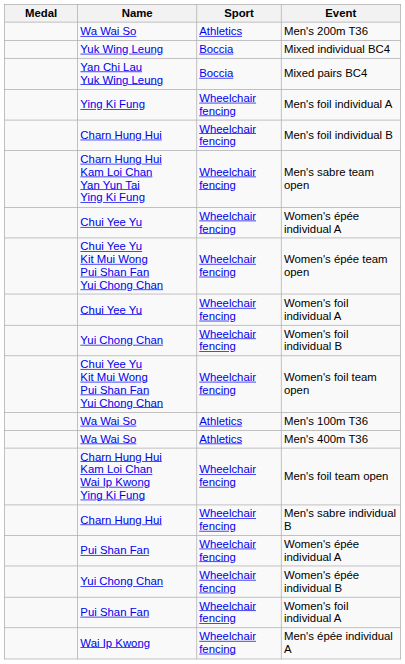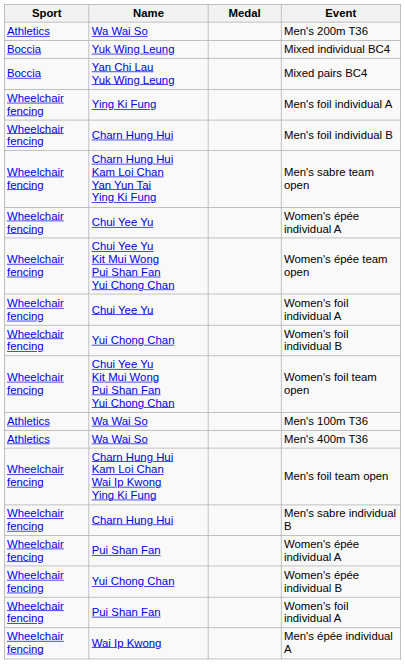columns swapped: (41, 13) <-> (239, 13)
